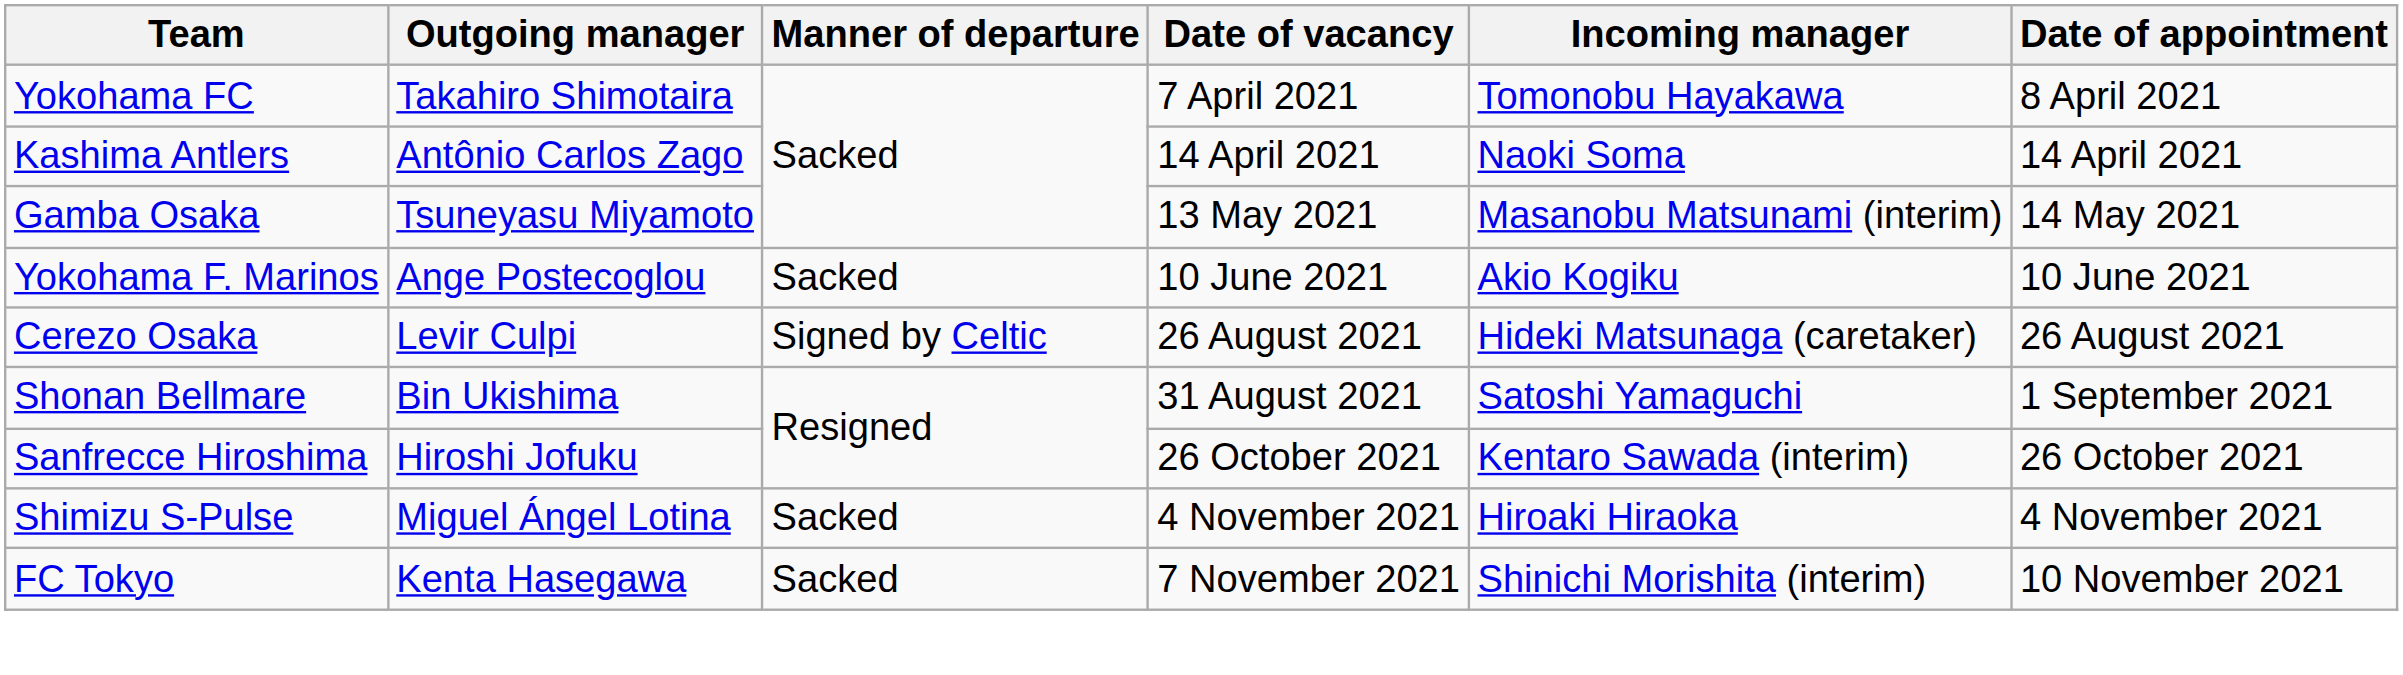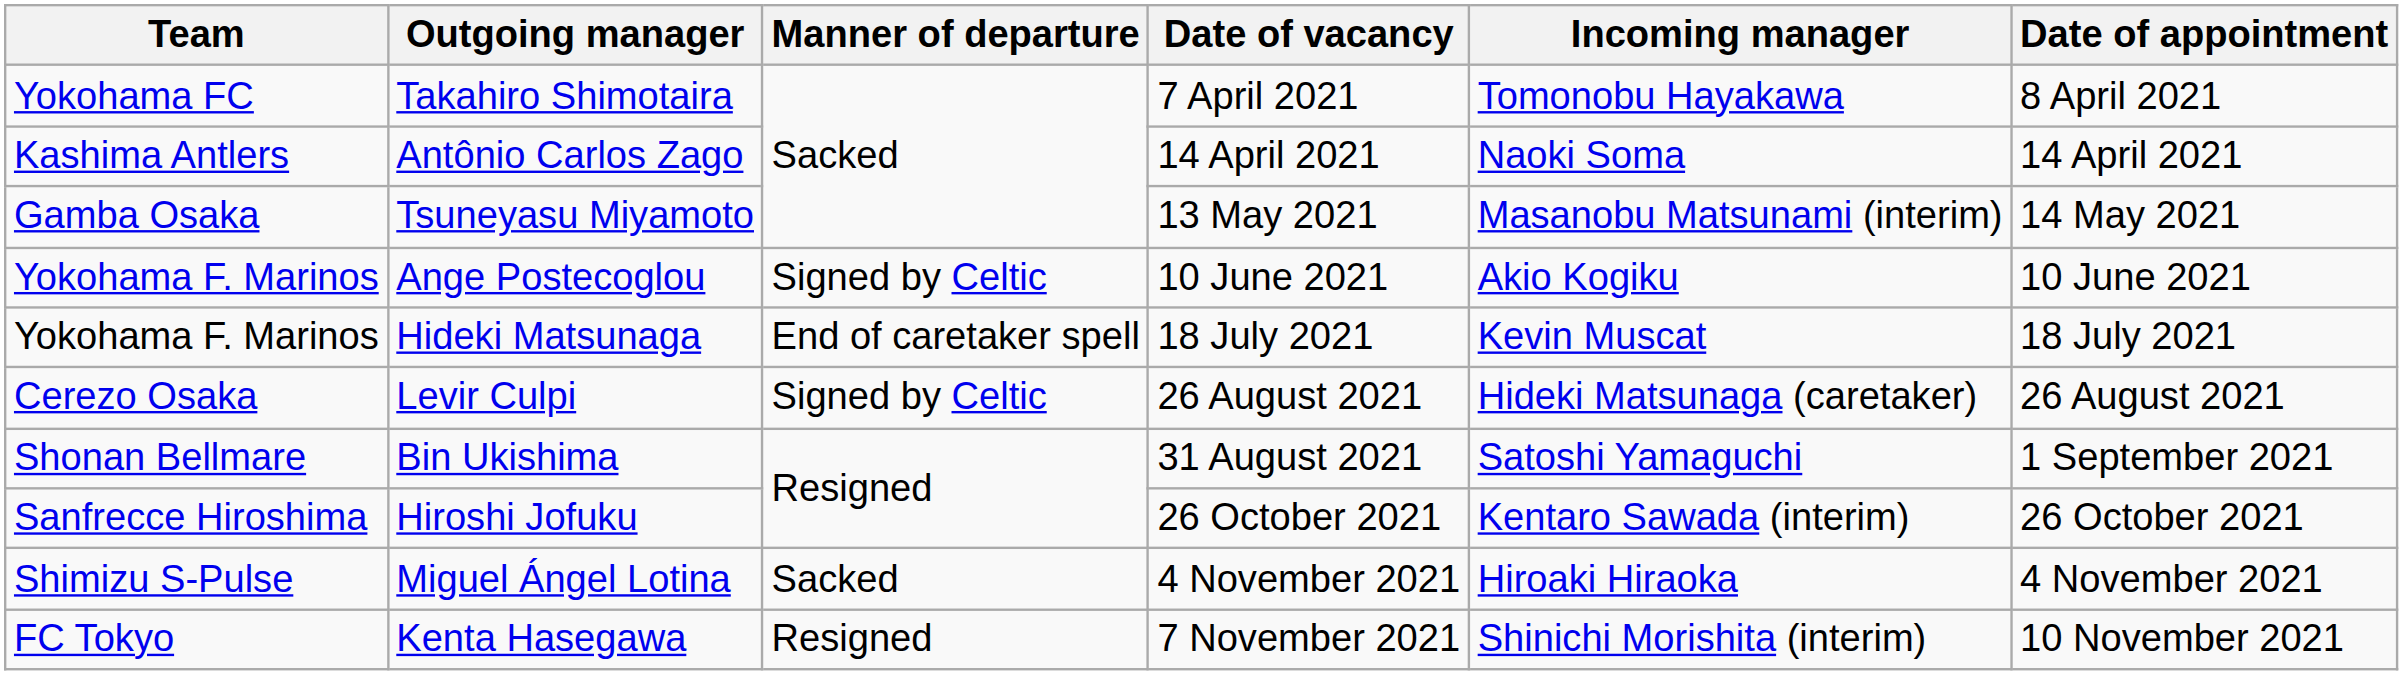(835, 276) Sacked -> (909, 276) Signed by Celtic
+ row: (549, 336)
(835, 578) Sacked -> (852, 638) Resigned
